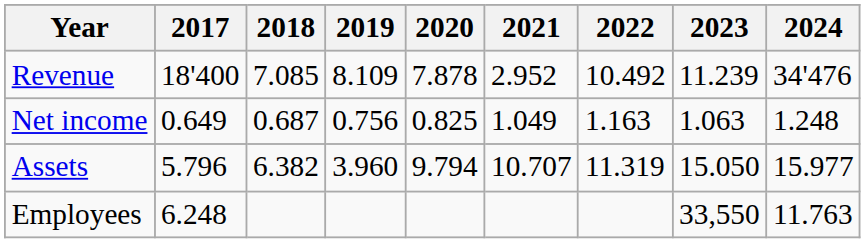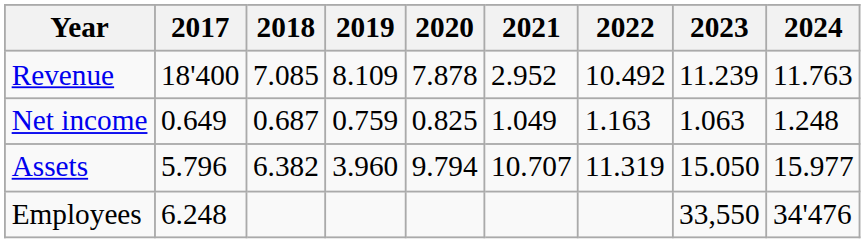(812, 74) 34'476 -> (813, 74) 11.763
(365, 120) 0.756 -> (365, 120) 0.759
(813, 213) 11.763 -> (812, 213) 34'476
